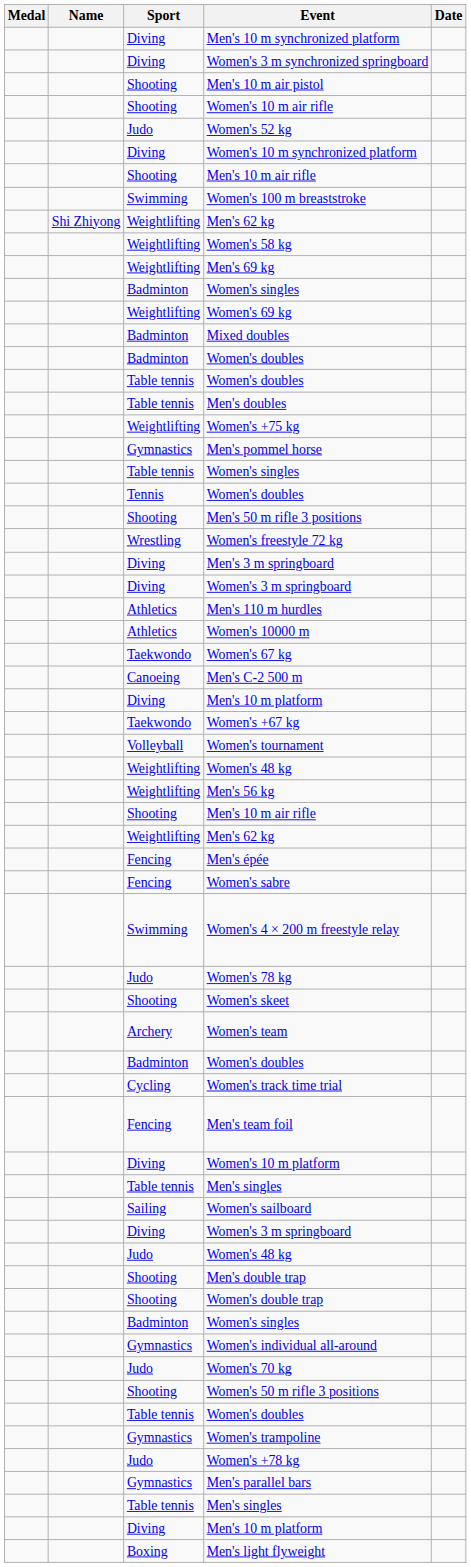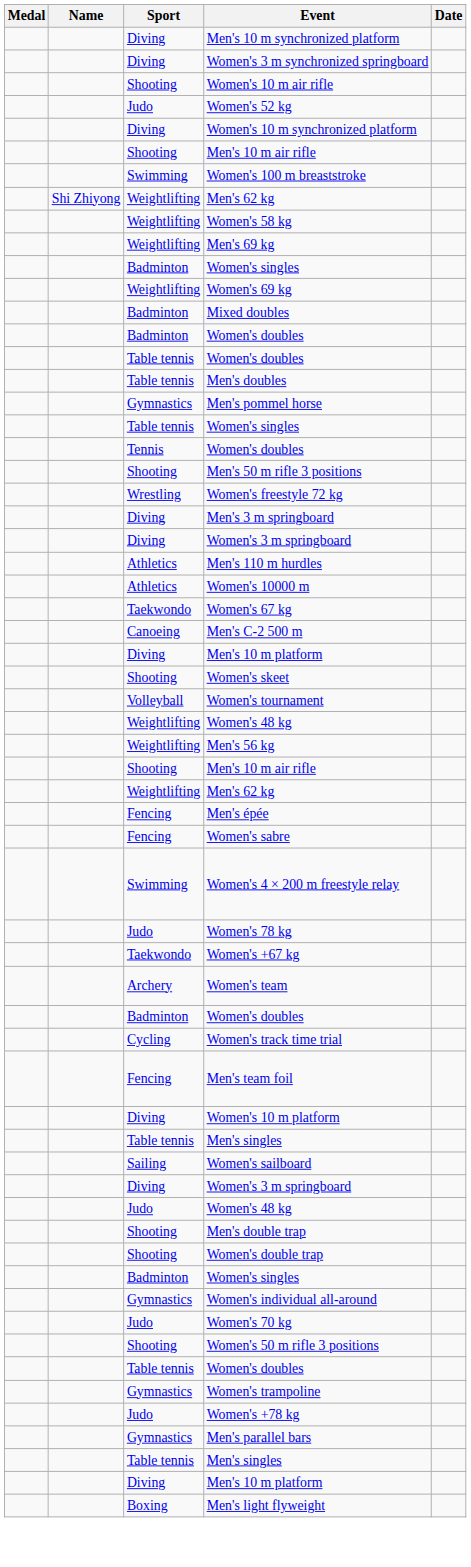- row: (152, 84)
- row: (164, 426)
rows swapped: (159, 723) <-> (152, 1000)
